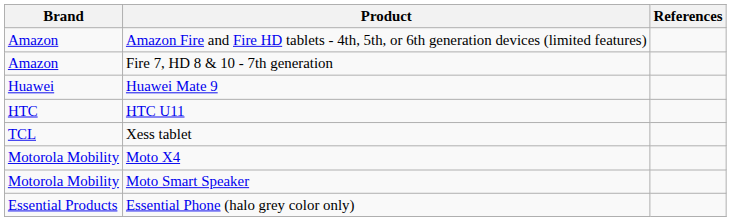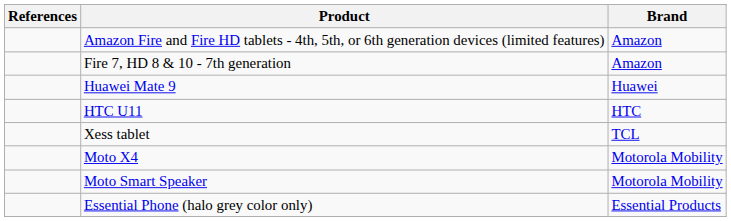columns swapped: (63, 16) <-> (688, 16)
